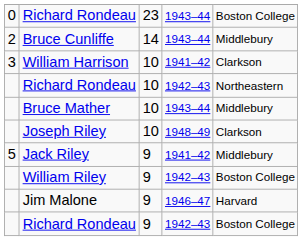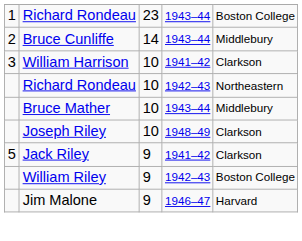(12, 16) 0 -> (12, 16) 1
(244, 155) Middlebury -> (239, 155) Clarkson
- row: (79, 223)
